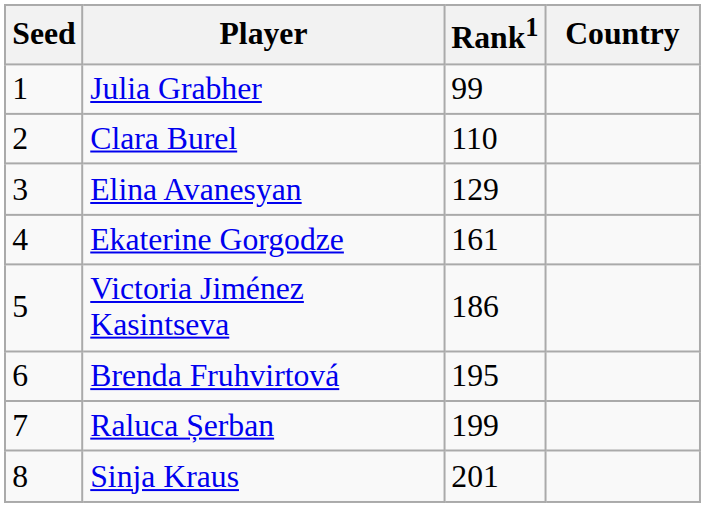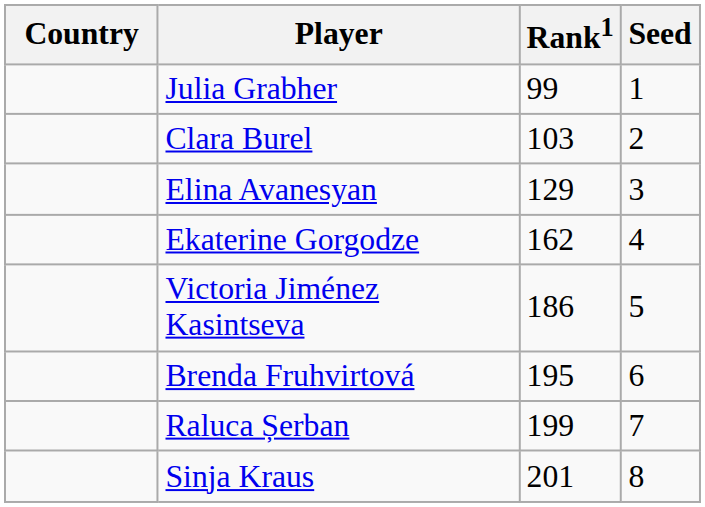columns swapped: (622, 33) <-> (44, 33)
(475, 138) 110 -> (550, 138) 103
(475, 239) 161 -> (550, 239) 162
